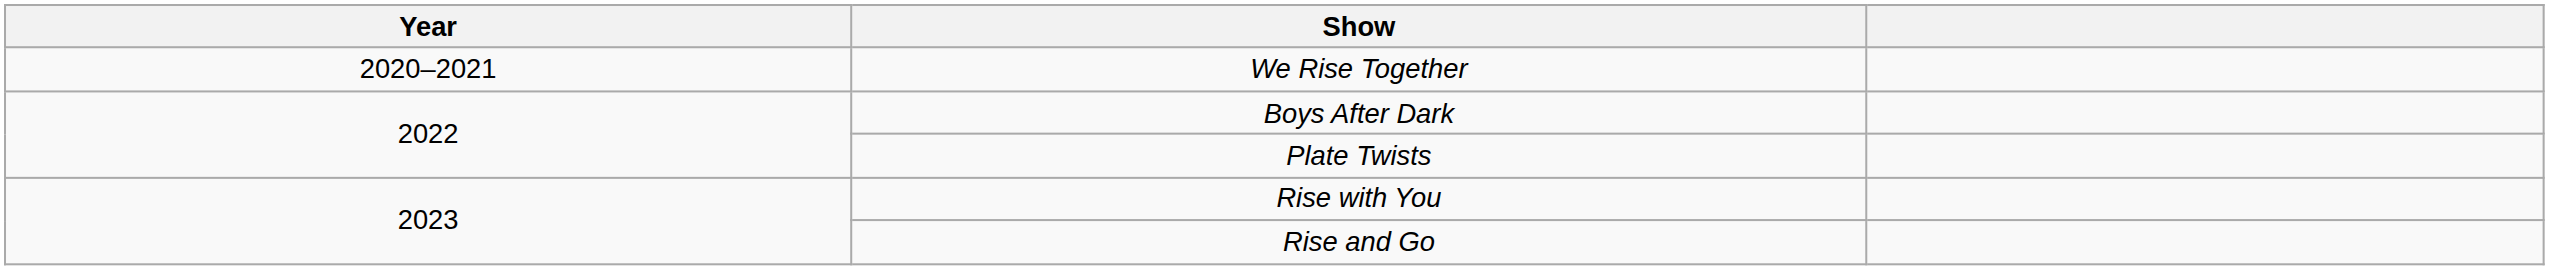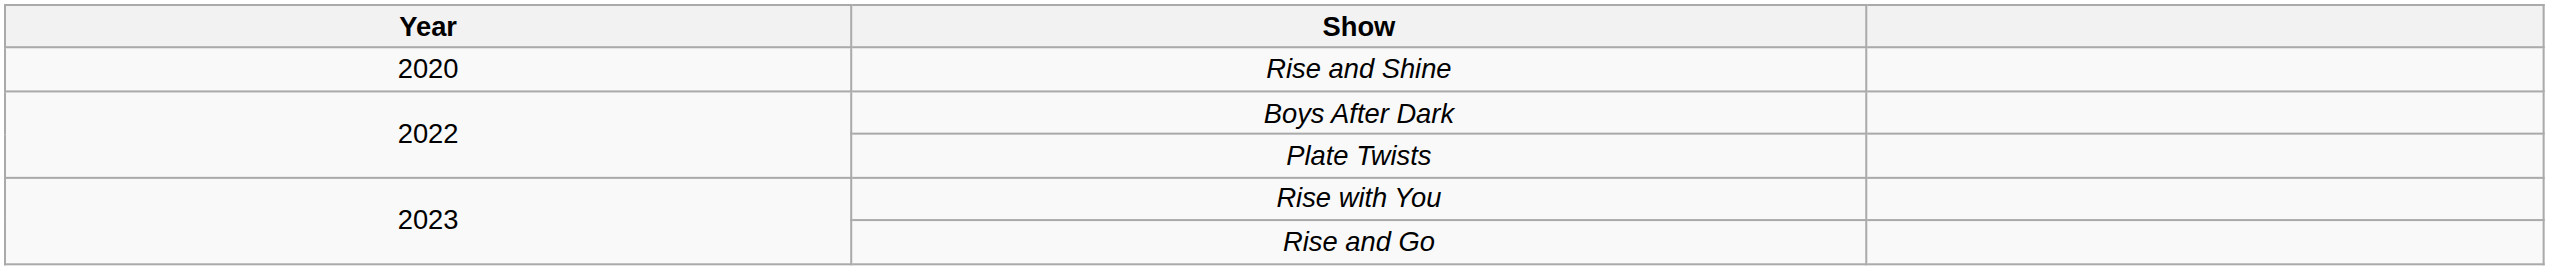+ row: (1359, 69)
- row: (1359, 69)
